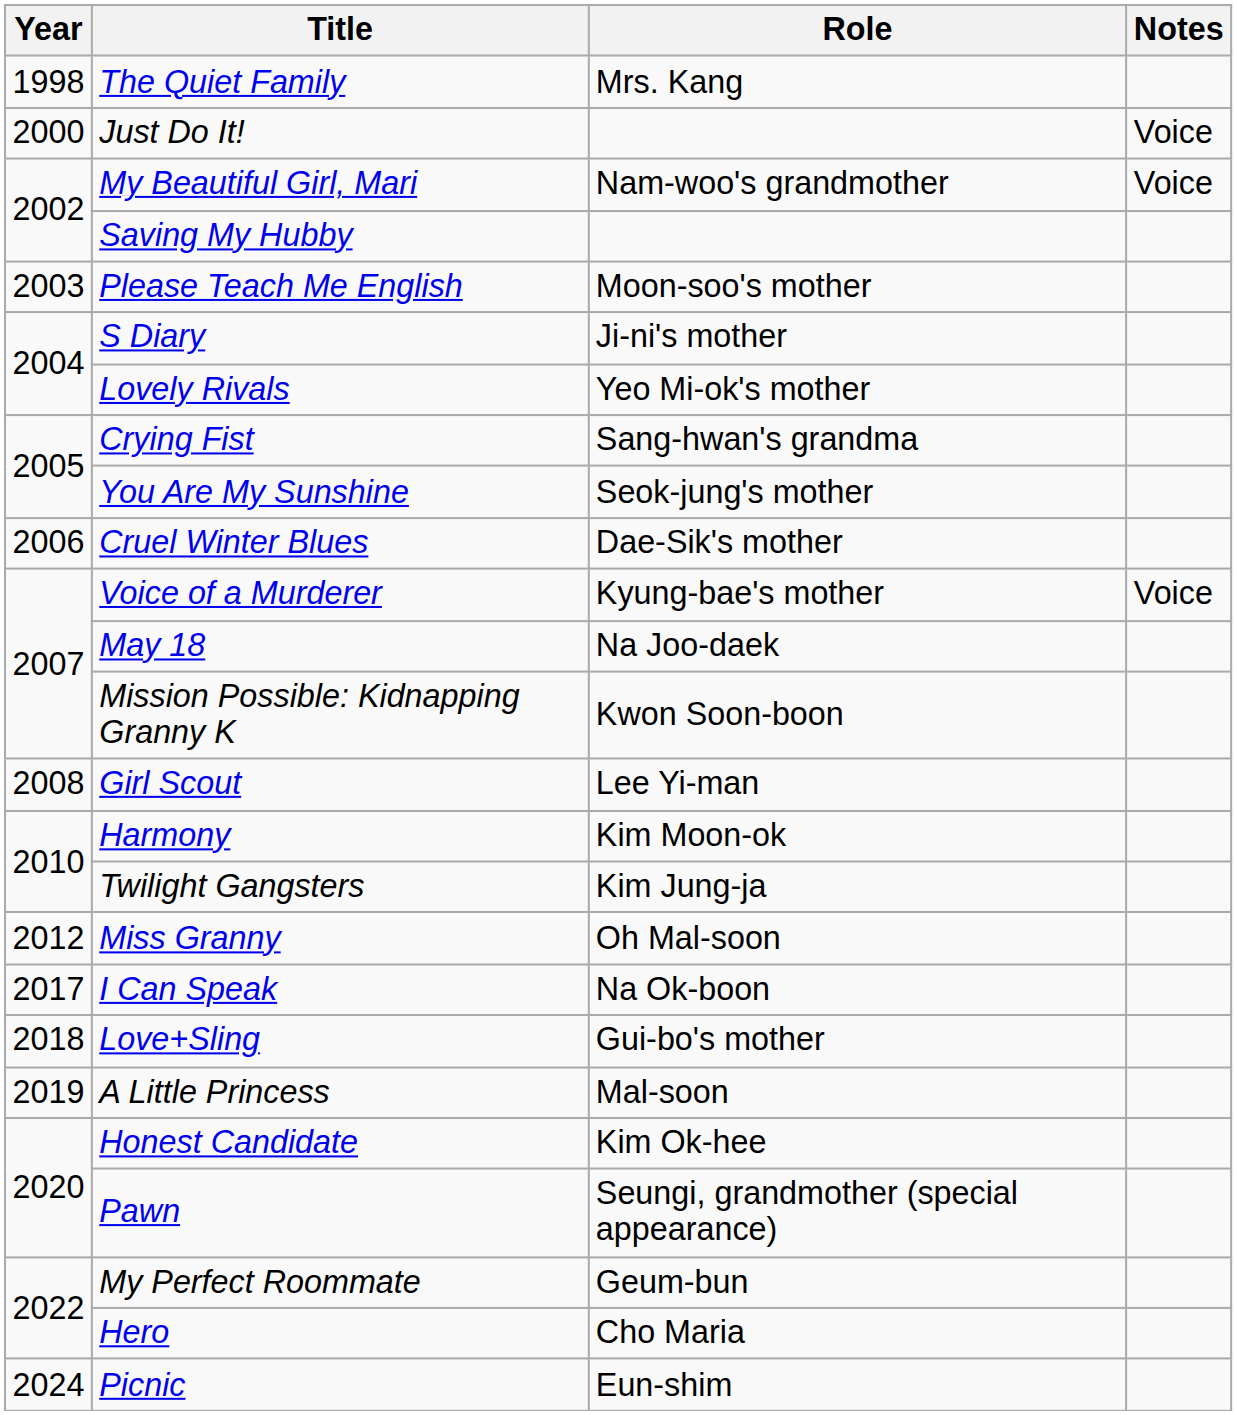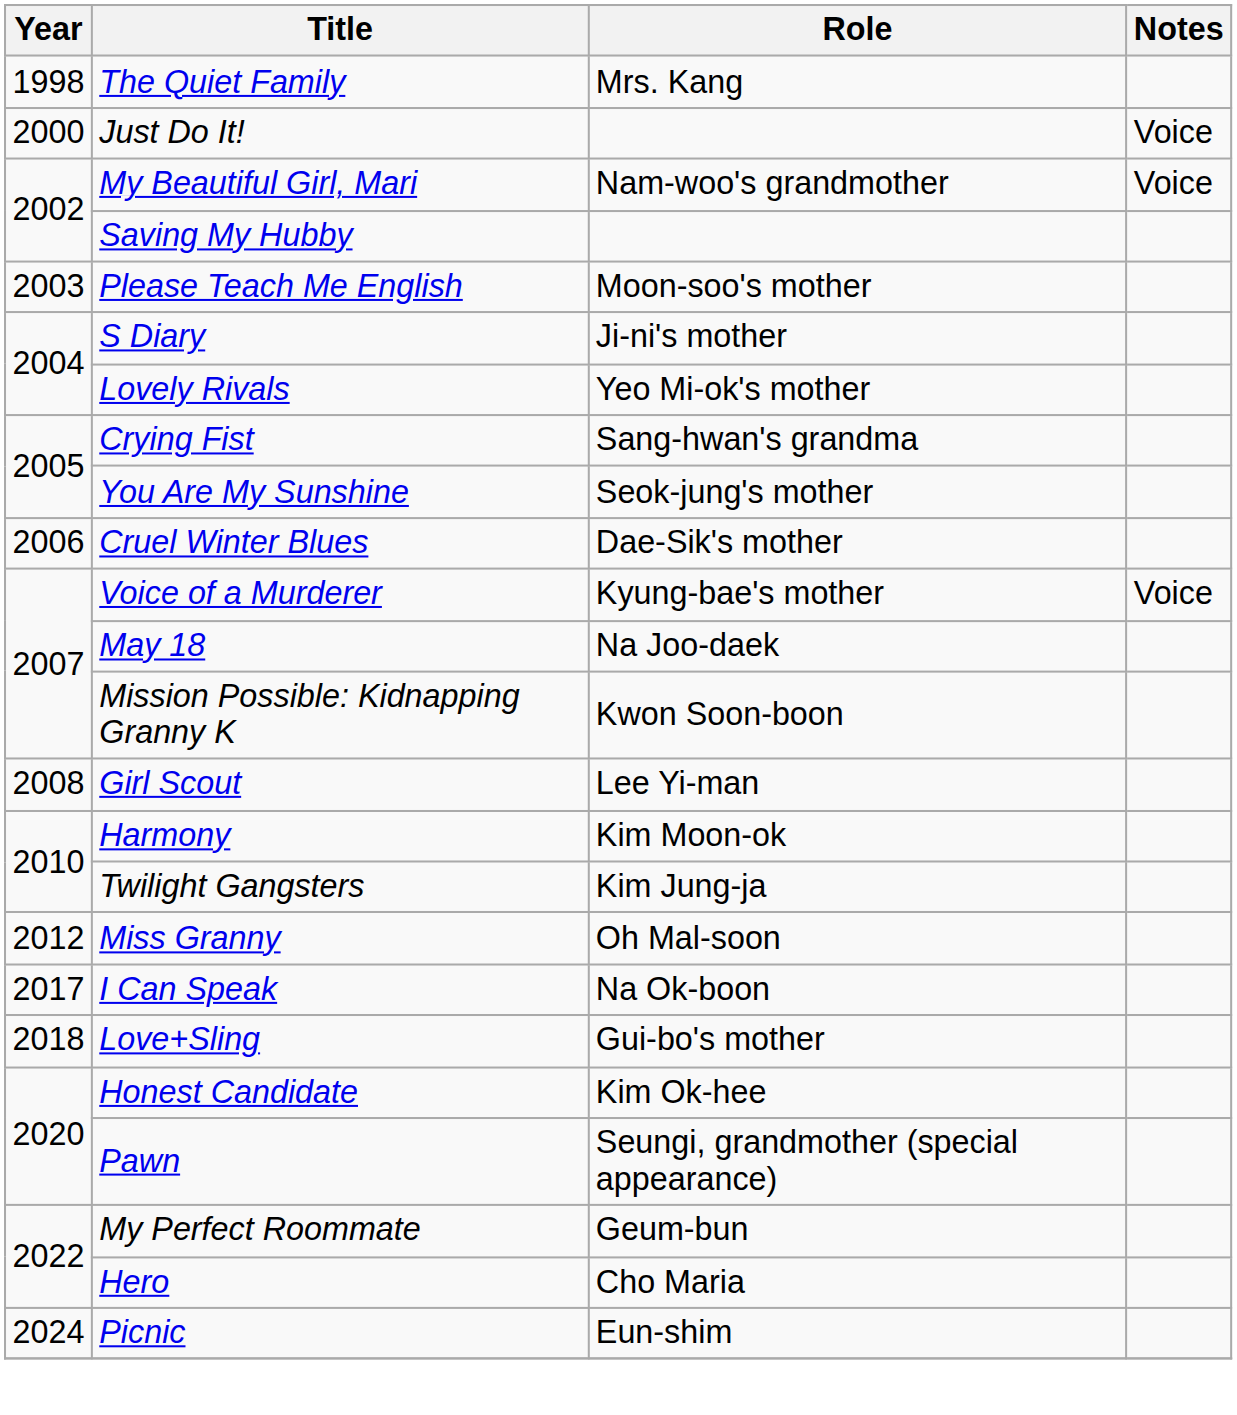- row: (215, 1091)
